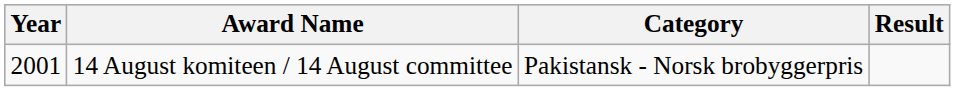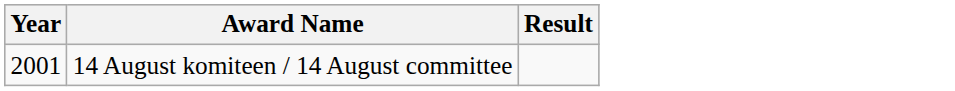- column: (694, 24)
